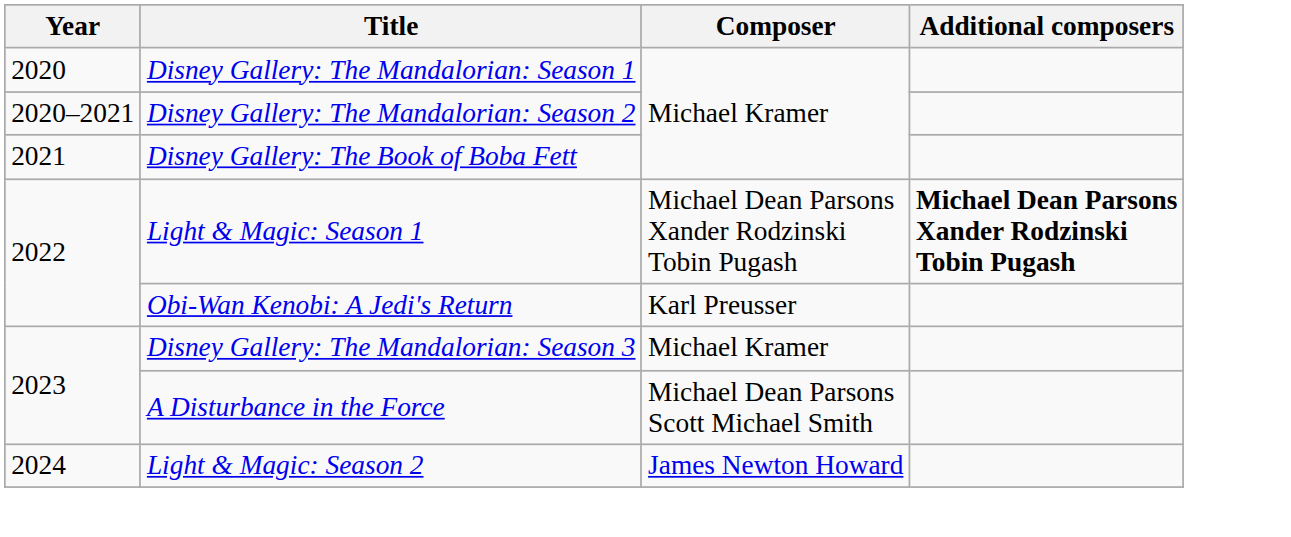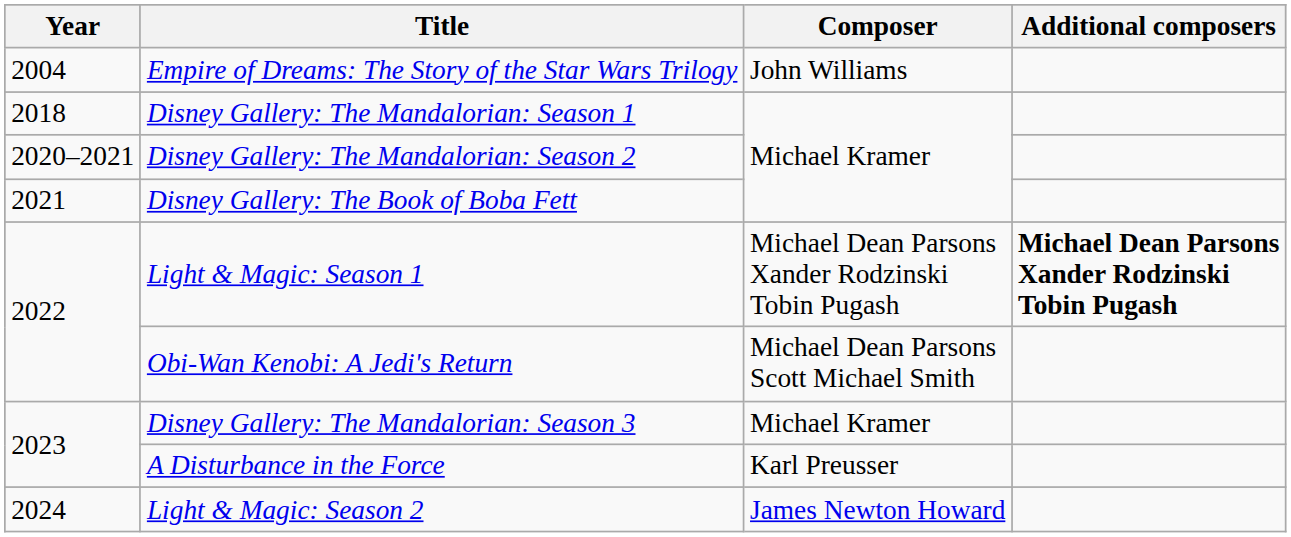+ row: (442, 69)
(39, 69) 2020 -> (39, 112) 2018
(722, 304) Karl Preusser -> (873, 363) Michael Dean Parsons Scott Michael Smith
(771, 406) Michael Dean Parsons Scott Michael Smith -> (824, 465) Karl Preusser
